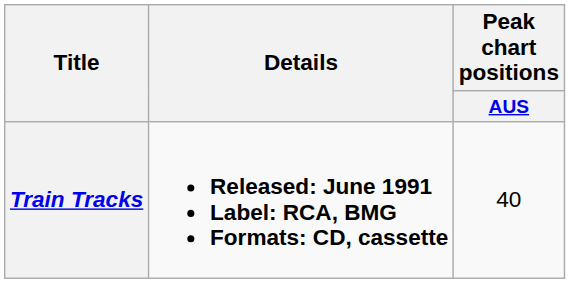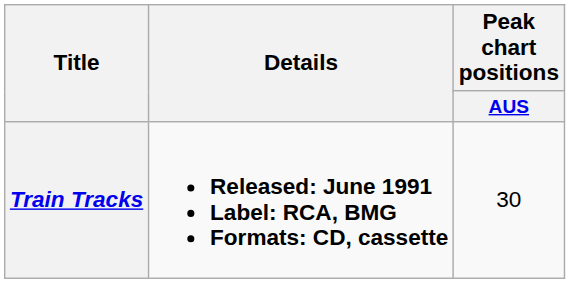(509, 199) 40 -> (509, 199) 30
